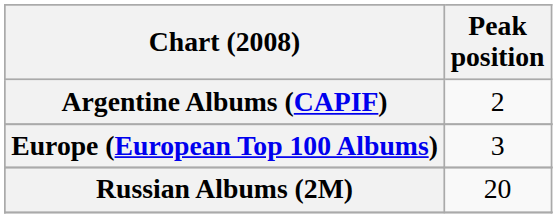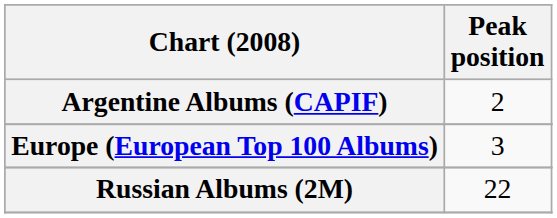(498, 189) 20 -> (498, 189) 22
